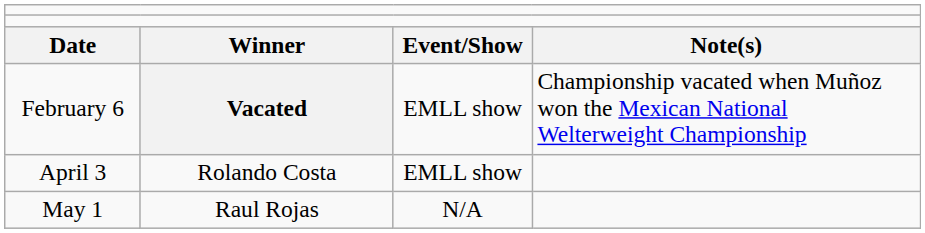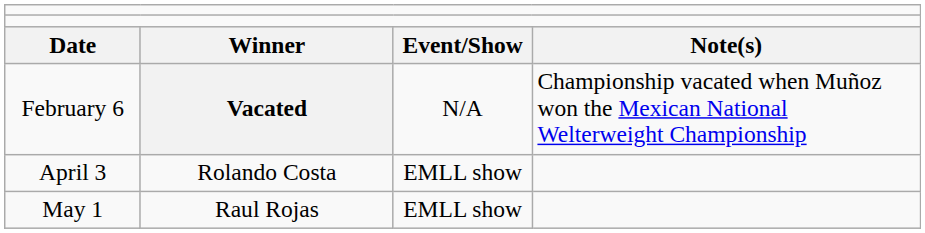(463, 108) EMLL show -> (463, 108) N/A
(463, 209) N/A -> (463, 209) EMLL show
